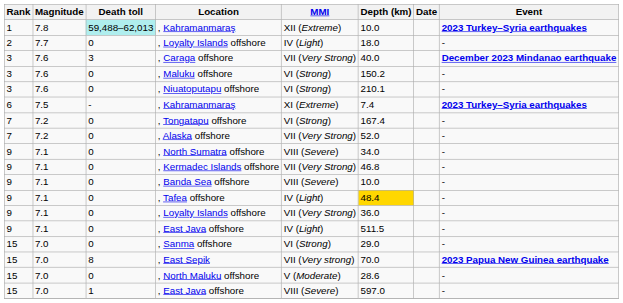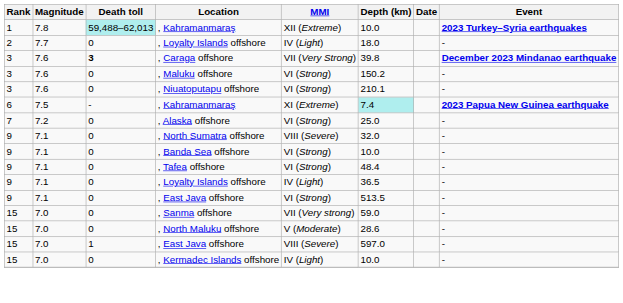(91, 58) normal -> (91, 58) bold
(370, 58) 40.0 -> (370, 58) 39.8
(367, 105) no background -> (367, 105) paleturquoise background
(514, 105) 2023 Turkey–Syria earthquakes -> (525, 105) 2023 Papua New Guinea earthquake
- row: (9, 120)
(320, 136) VII (Very Strong) -> (307, 120) VI (Strong)
(370, 136) 52.0 -> (370, 120) 25.0
(370, 151) 34.0 -> (370, 136) 32.0
- row: (9, 167)
(311, 182) VIII (Severe) -> (307, 151) VI (Strong)
(303, 197) IV (Light) -> (307, 167) VI (Strong)
(370, 197) gold background -> (370, 167) no background
(320, 213) VII (Very Strong) -> (303, 182) IV (Light)
(370, 213) 36.0 -> (370, 182) 36.5
(303, 228) IV (Light) -> (307, 197) VI (Strong)
(372, 228) 511.5 -> (373, 197) 513.5
(307, 244) VI (Strong) -> (319, 213) VII (Very strong)
(370, 244) 29.0 -> (370, 213) 59.0
- row: (12, 259)
+ row: (12, 259)
